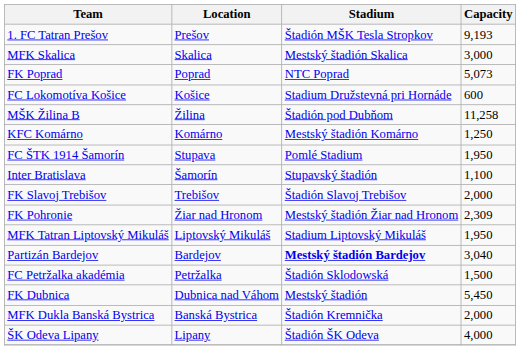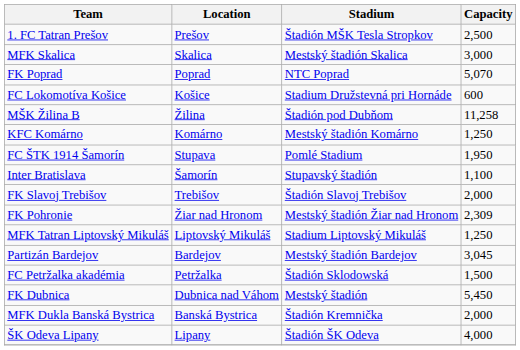(478, 34) 9,193 -> (478, 34) 2,500
(478, 74) 5,073 -> (478, 74) 5,070
(478, 235) 1,950 -> (478, 235) 1,250
(355, 255) bold -> (351, 255) normal
(478, 255) 3,040 -> (478, 255) 3,045
